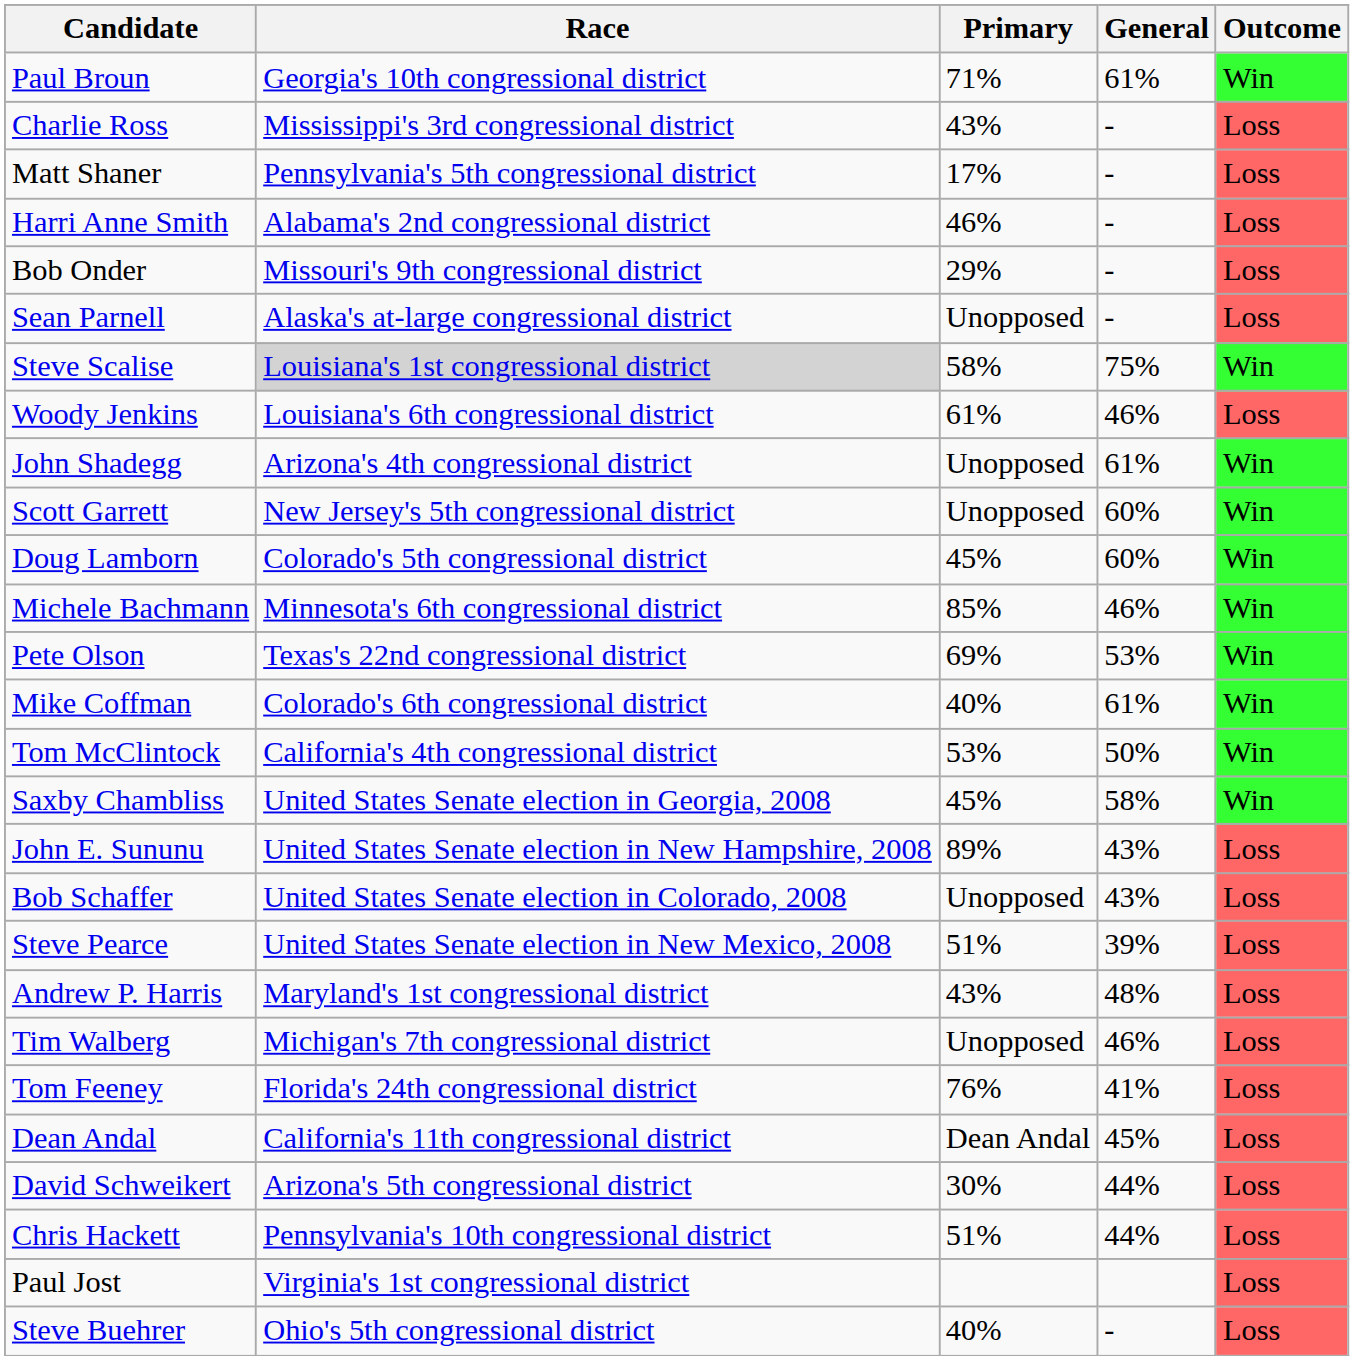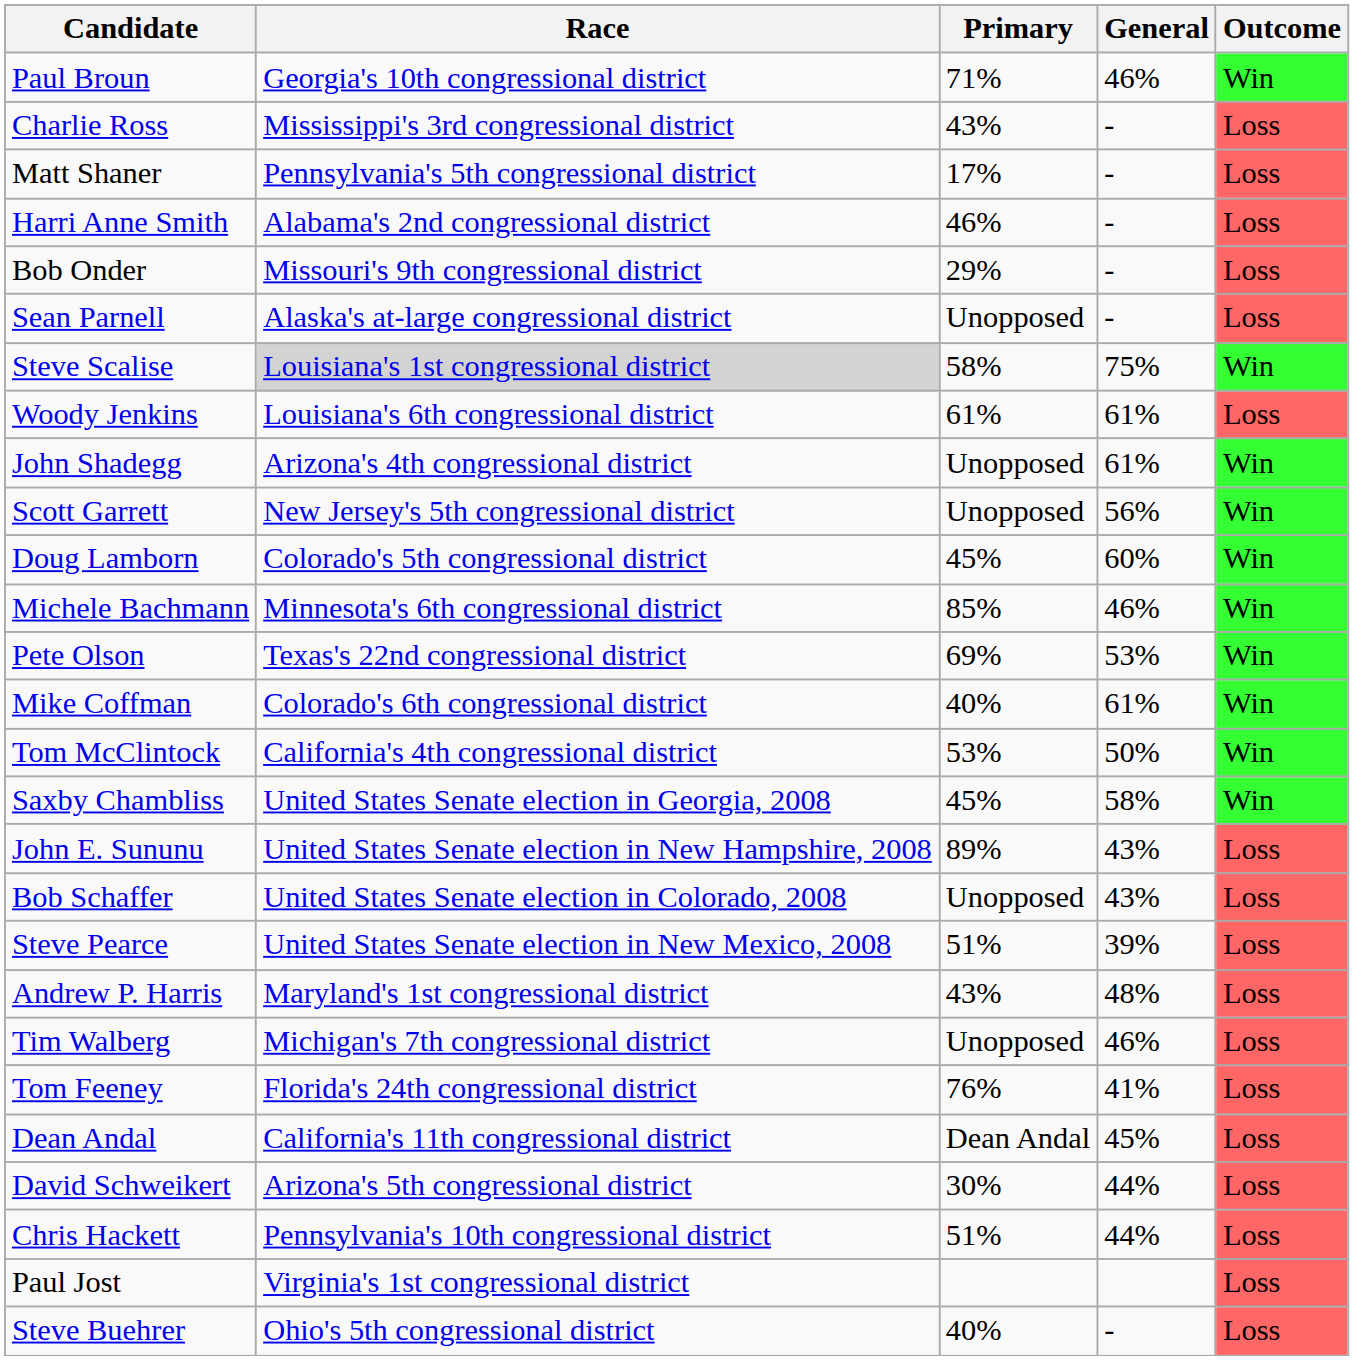(1132, 76) 61% -> (1132, 76) 46%
(1132, 414) 46% -> (1132, 414) 61%
(1132, 510) 60% -> (1132, 510) 56%
